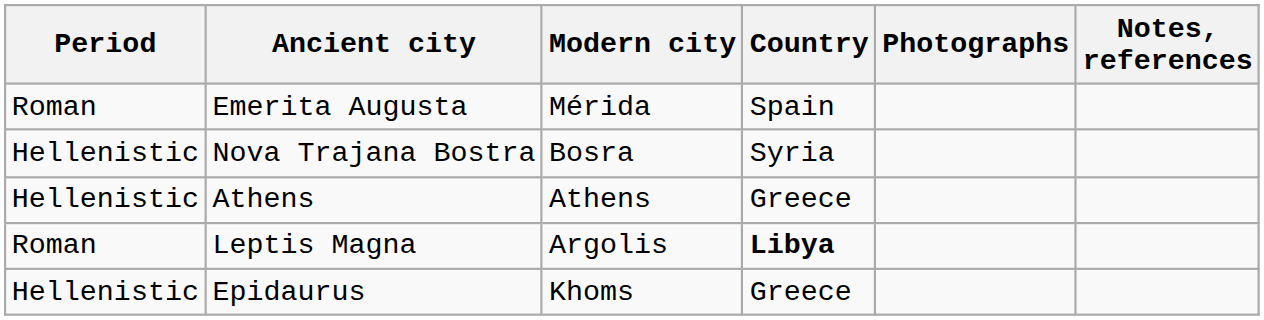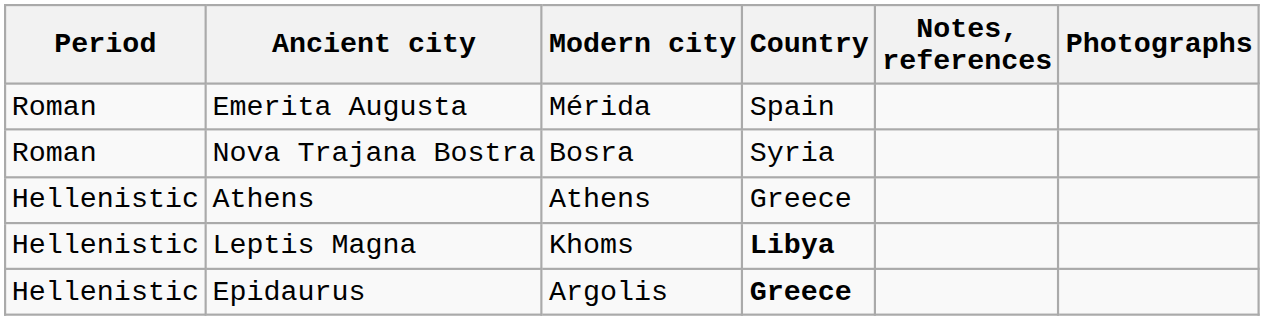columns swapped: (1168, 45) <-> (976, 45)
(105, 153) Hellenistic -> (54, 153) Roman
(54, 246) Roman -> (105, 246) Hellenistic
(609, 246) Argolis -> (592, 246) Khoms
(592, 292) Khoms -> (609, 292) Argolis
(801, 292) normal -> (801, 292) bold
